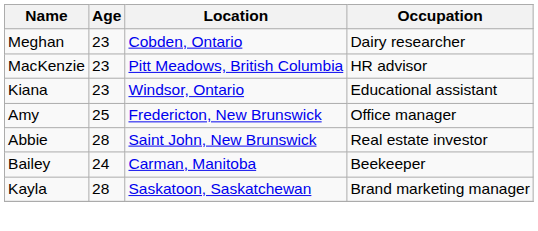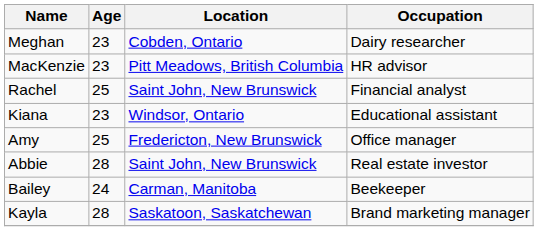+ row: (32, 90)
